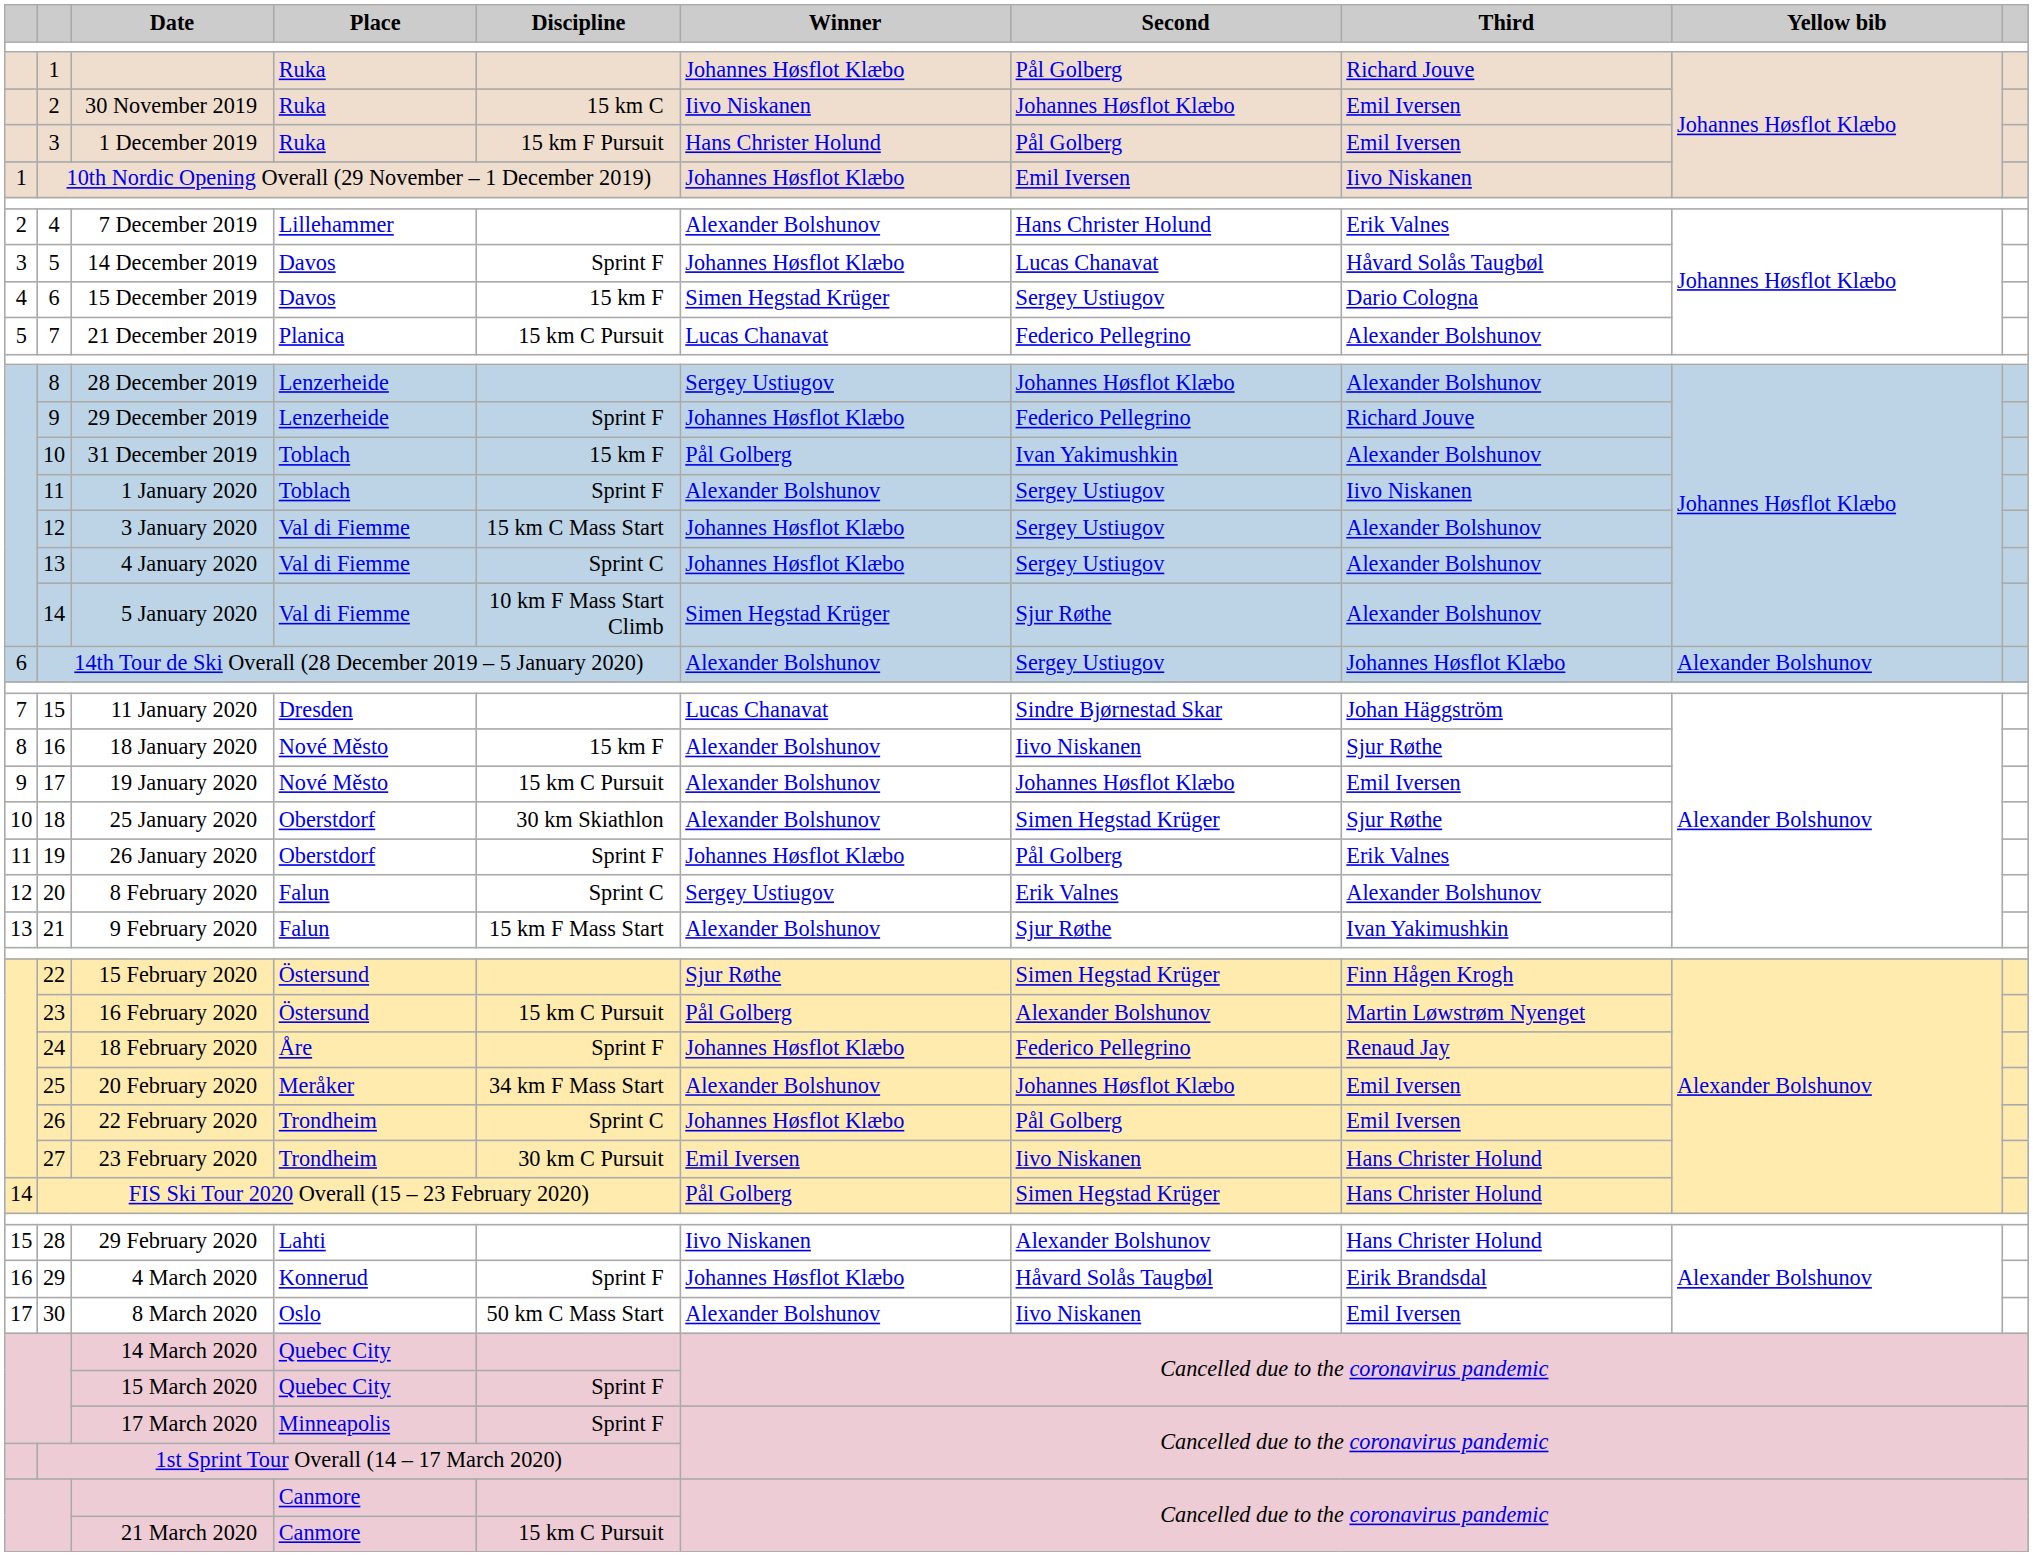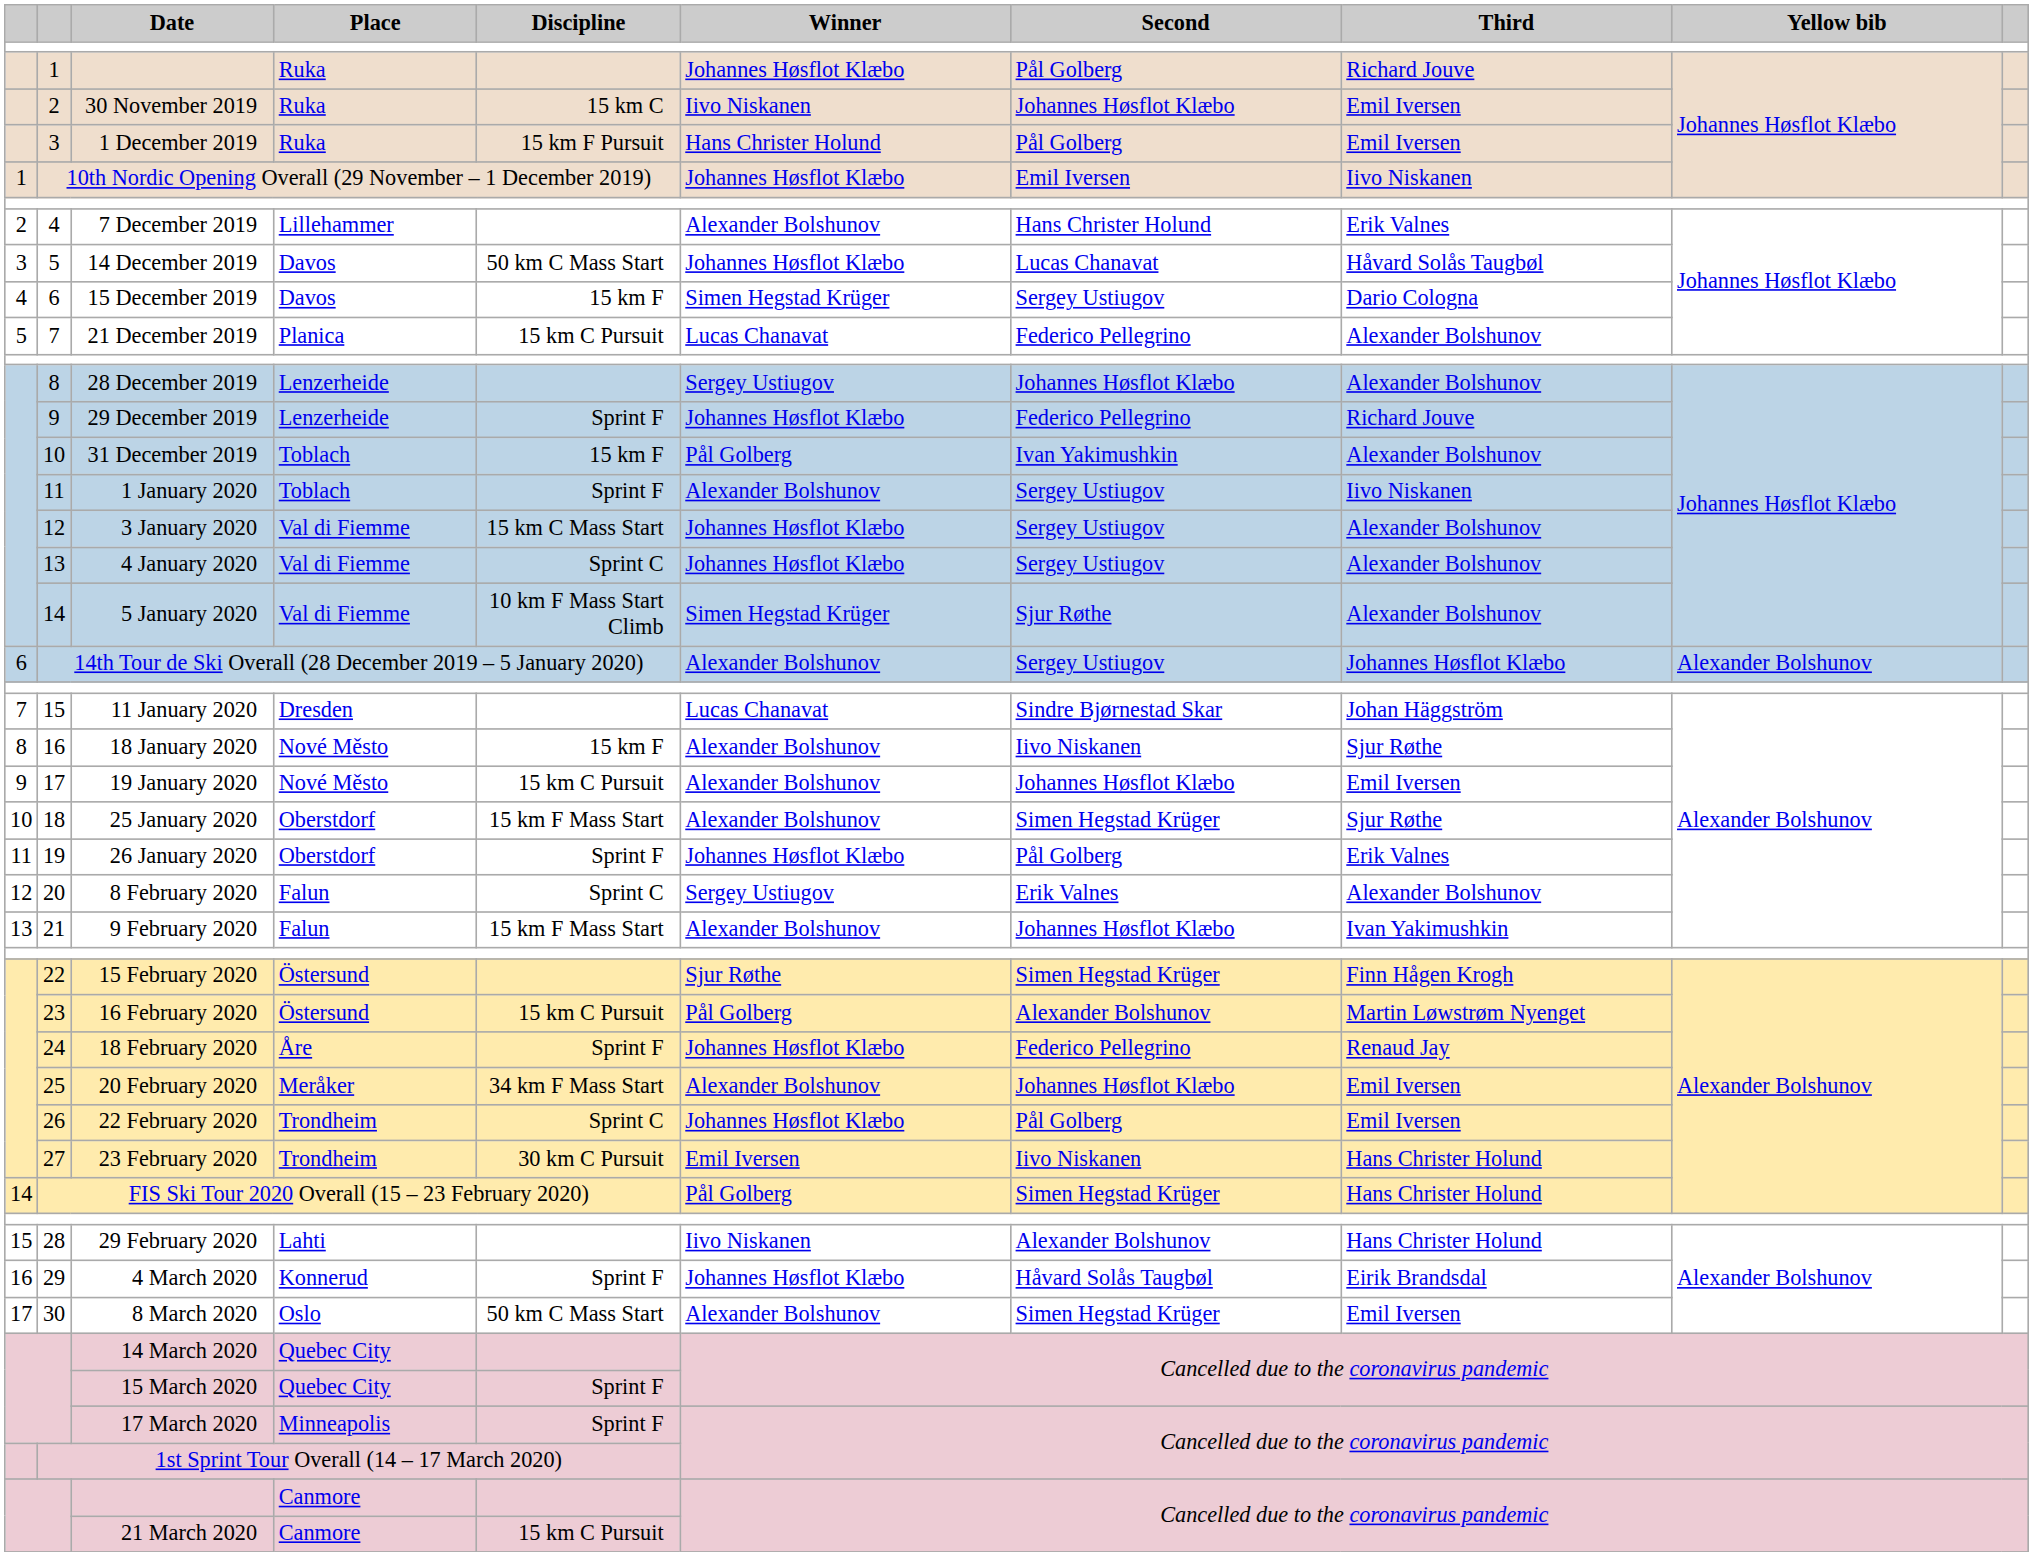(633, 262) Sprint F -> (581, 262) 50 km C Mass Start
(596, 819) 30 km Skiathlon -> (582, 819) 15 km F Mass Start
(1064, 928) Sjur Røthe -> (1125, 928) Johannes Høsflot Klæbo
(1078, 1314) Iivo Niskanen -> (1118, 1314) Simen Hegstad Krüger
